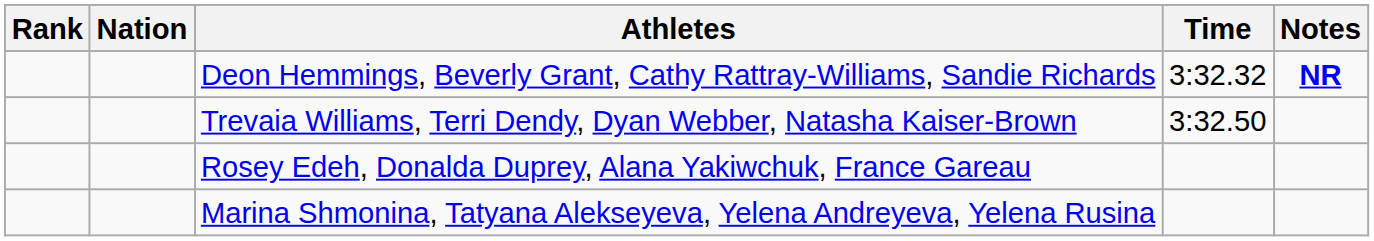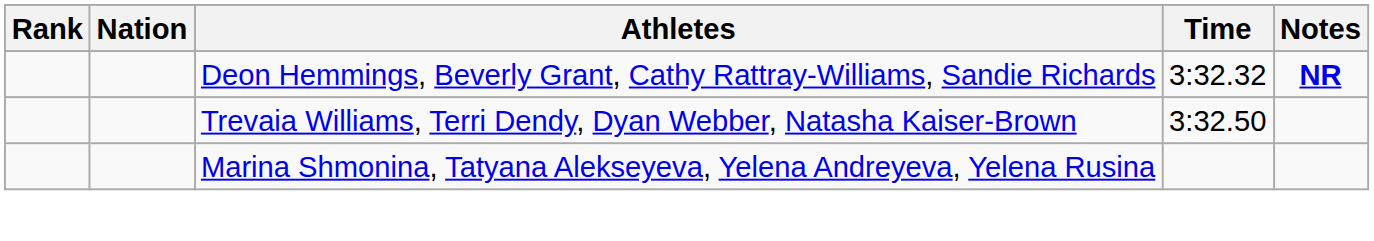- row: (616, 167)
